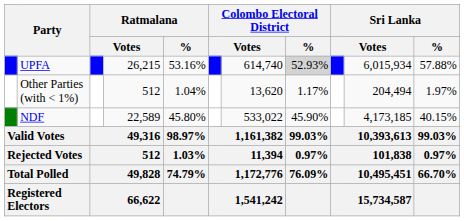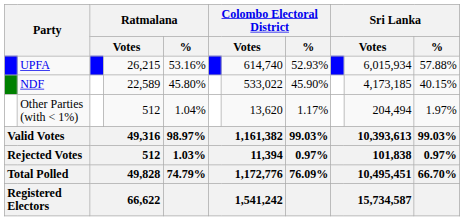(310, 65) lightgrey background -> (310, 65) no background
rows swapped: (32, 117) <-> (52, 91)
